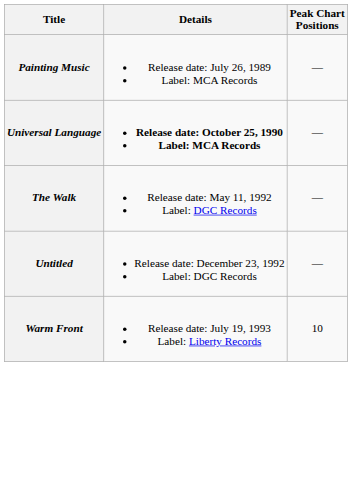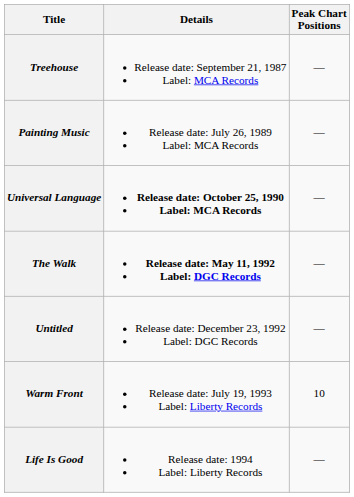+ row: (54, 67)
(195, 204) normal -> (196, 270) bold
+ row: (54, 459)
